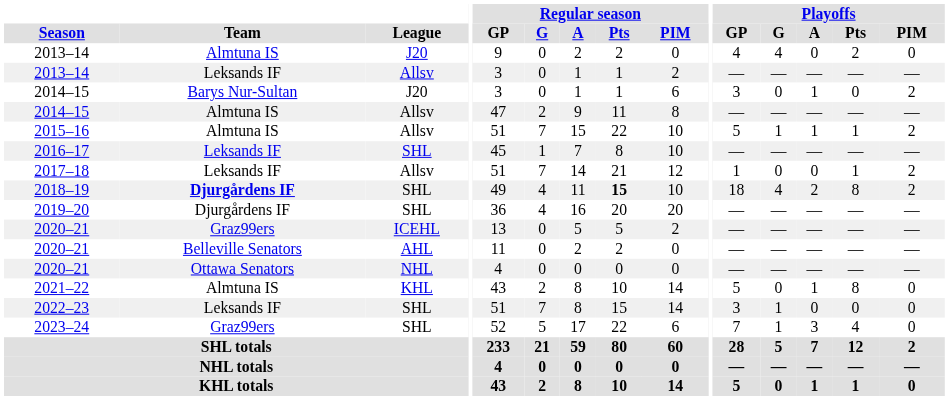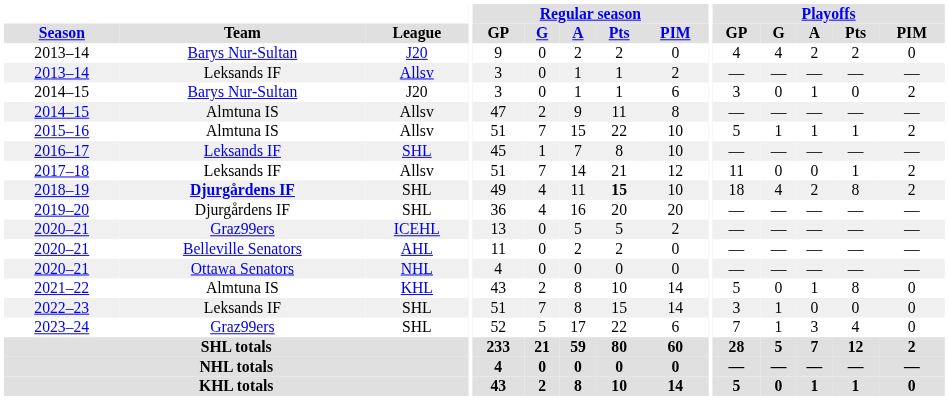(242, 53) Almtuna IS -> (242, 53) Barys Nur-Sultan
(814, 53) 0 -> (814, 53) 2
(736, 170) 1 -> (736, 170) 11
